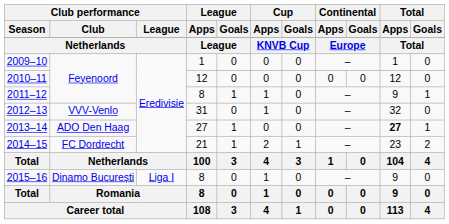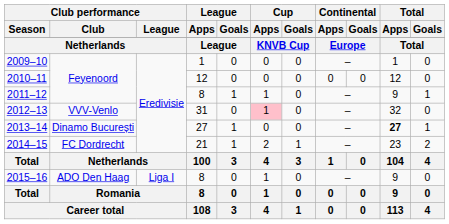(266, 111) no background -> (266, 111) pink background
(93, 128) ADO Den Haag -> (93, 128) Dinamo București
(93, 177) Dinamo București -> (93, 177) ADO Den Haag
